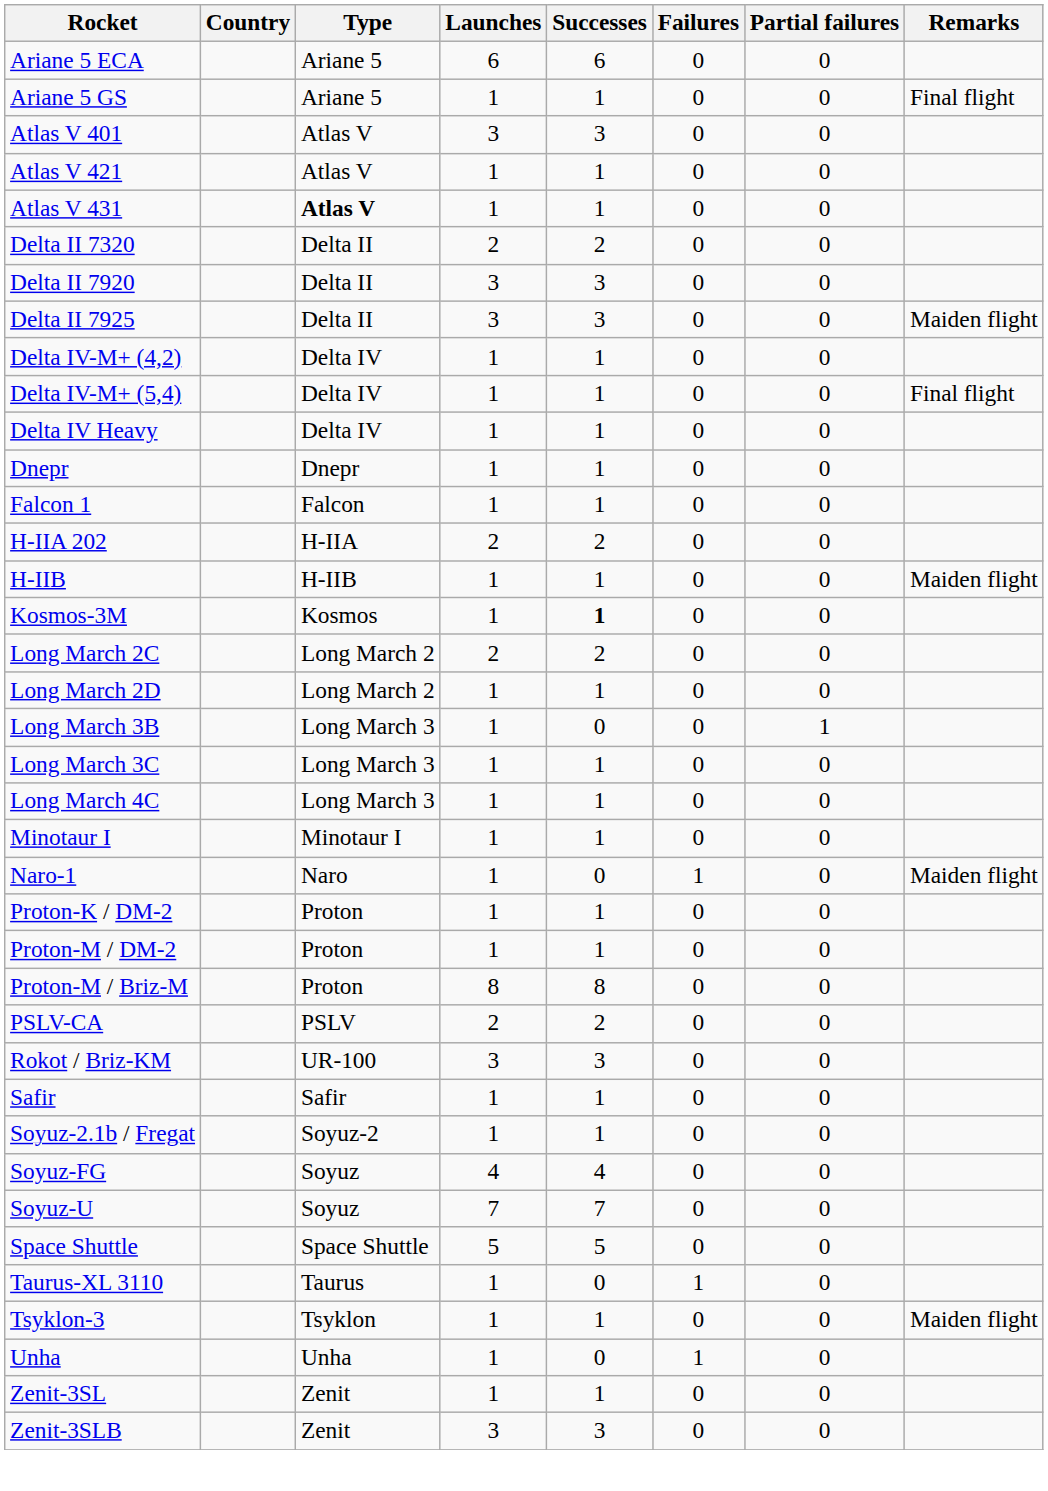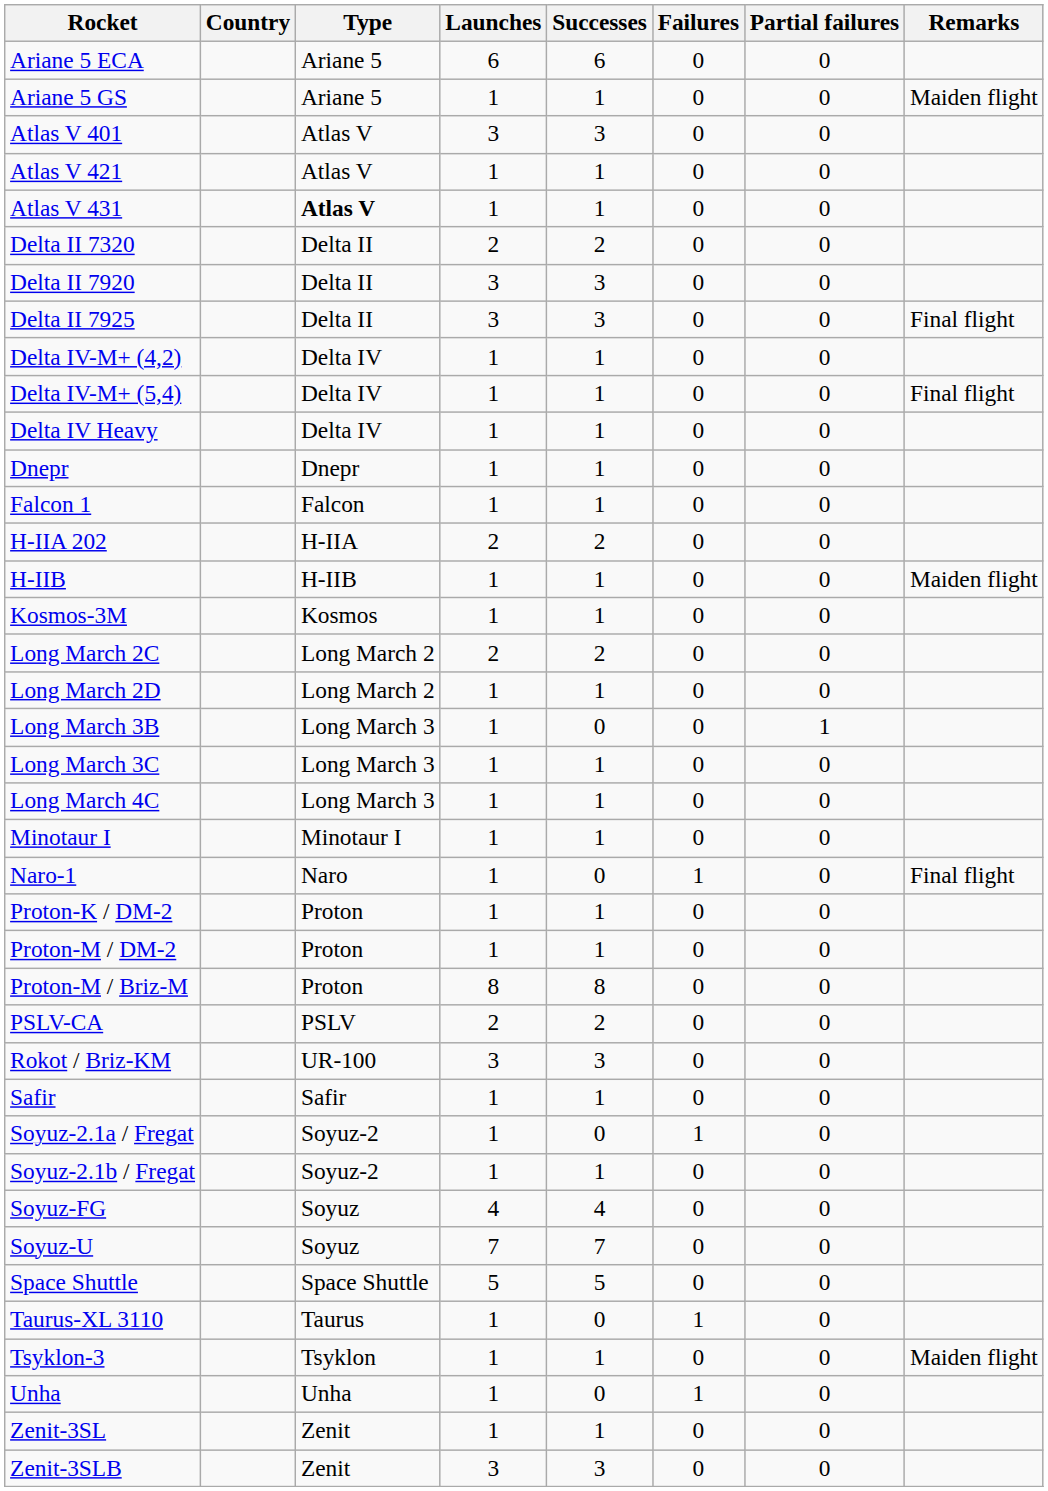(962, 97) Final flight -> (974, 97) Maiden flight
(974, 319) Maiden flight -> (962, 319) Final flight
(600, 615) bold -> (600, 615) normal
(974, 875) Maiden flight -> (962, 875) Final flight
+ row: (102, 1134)
